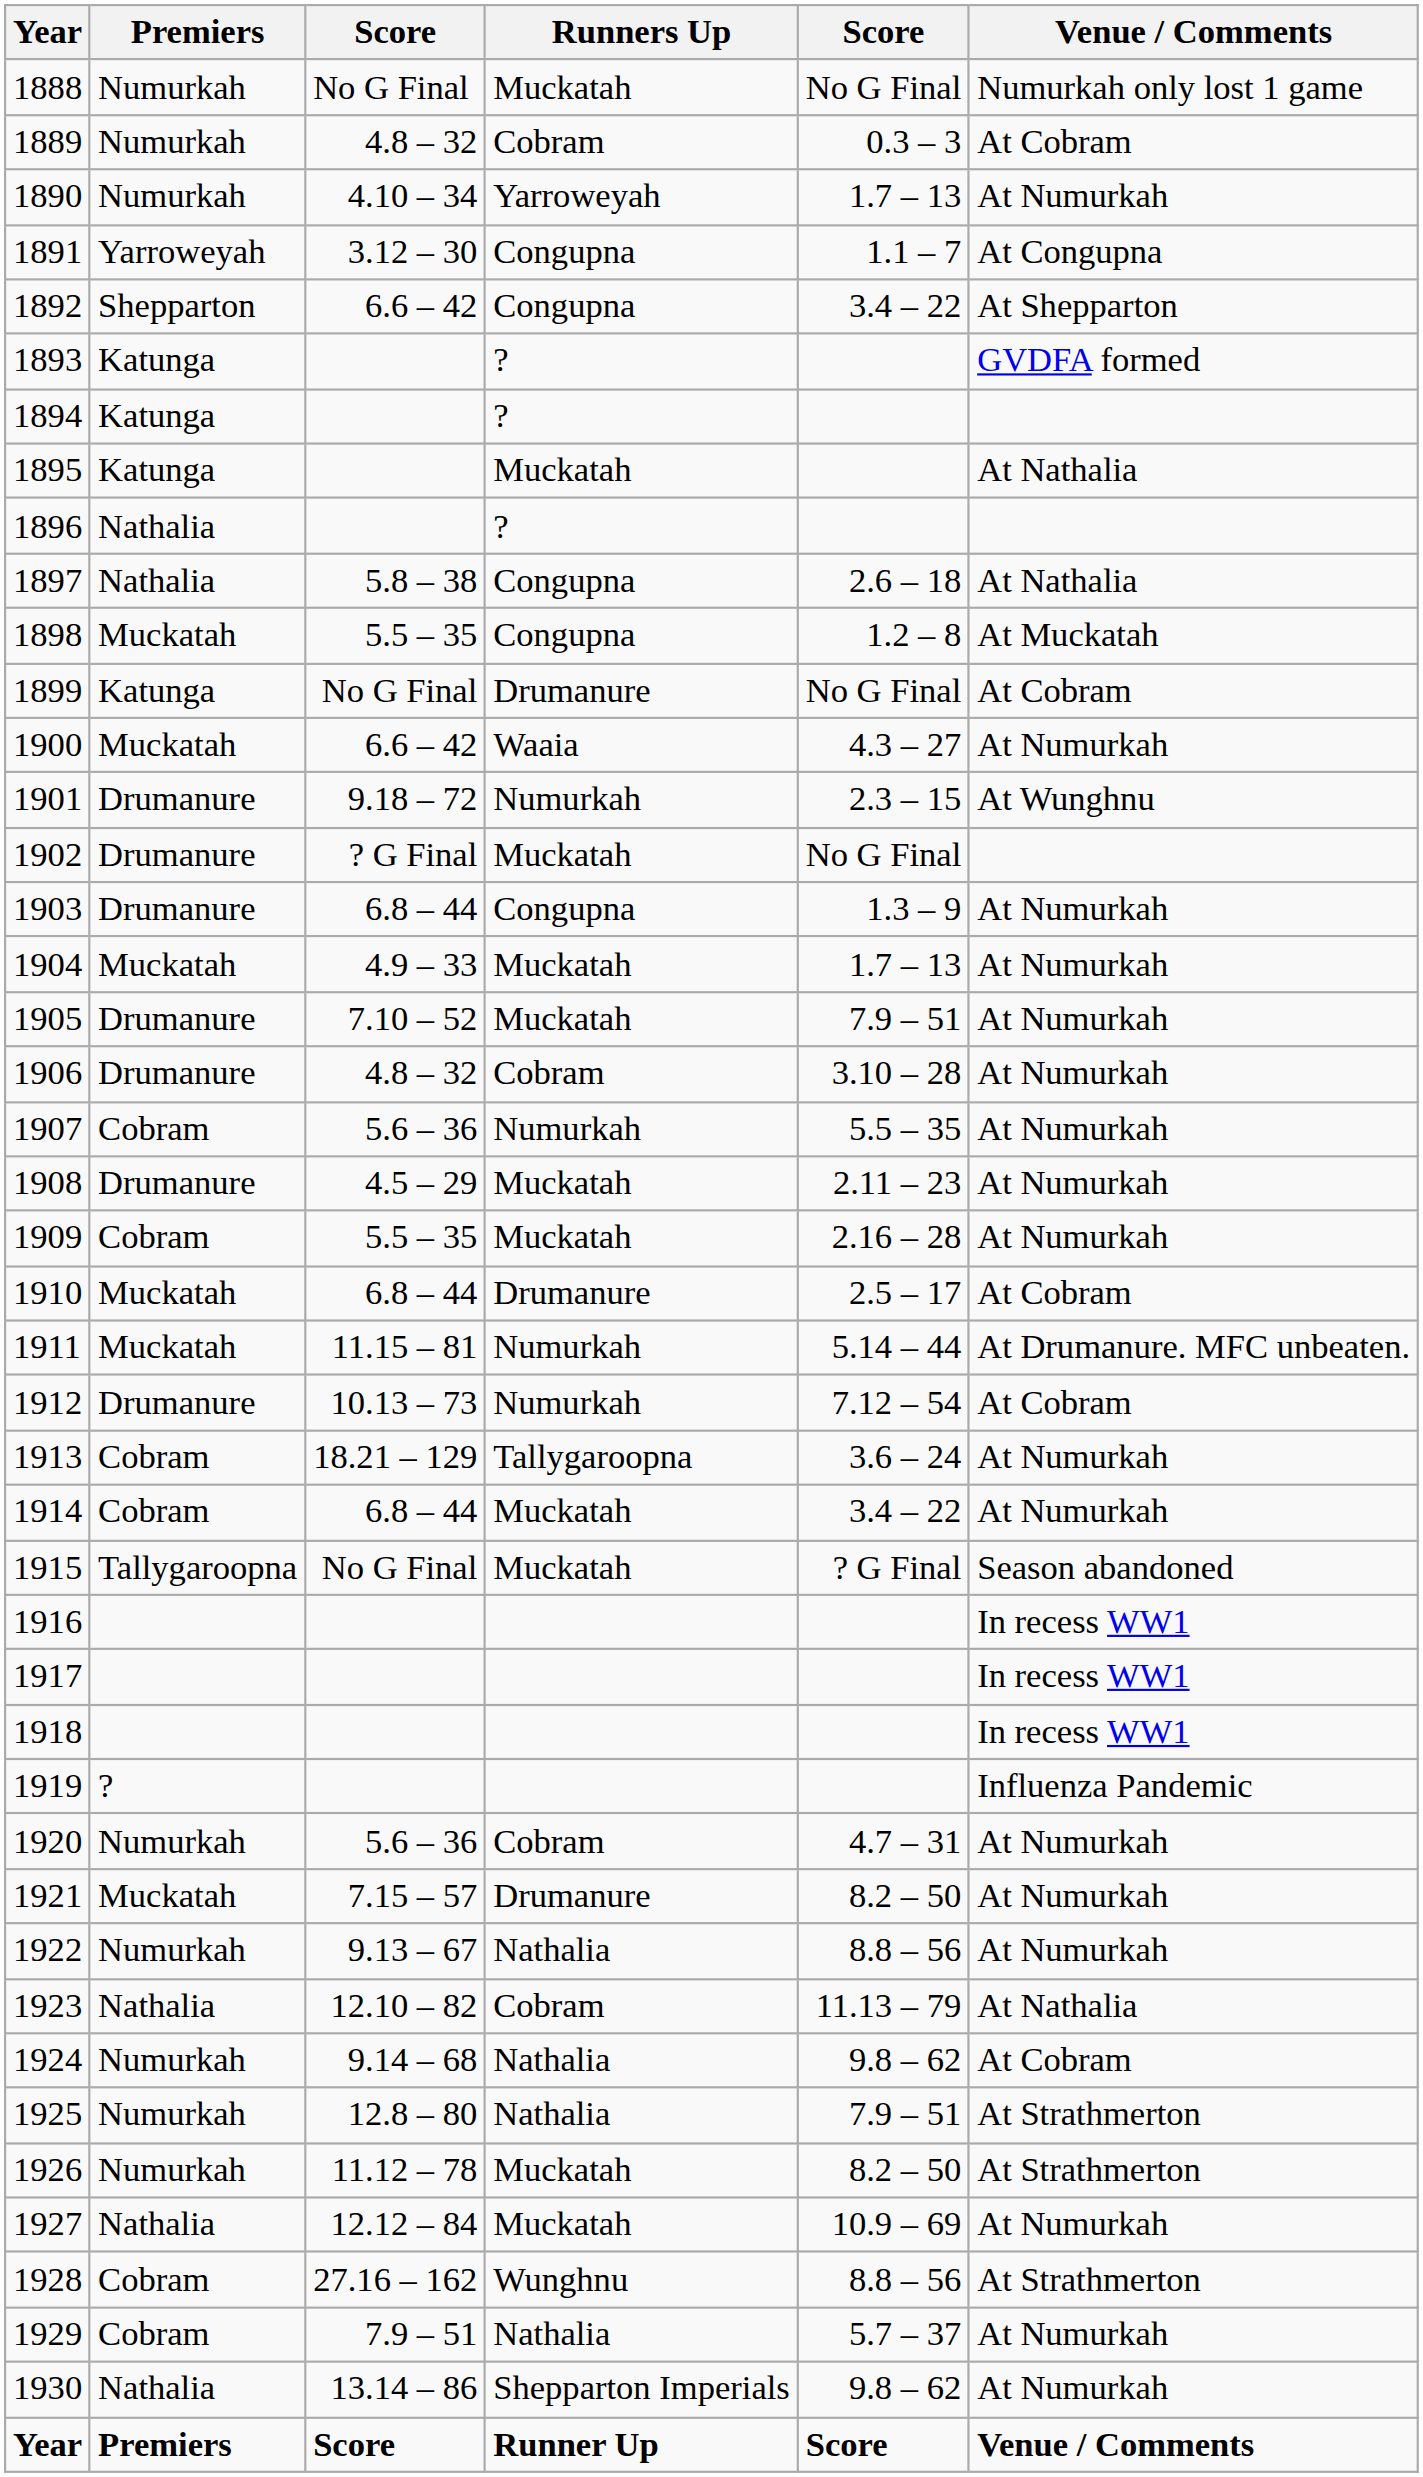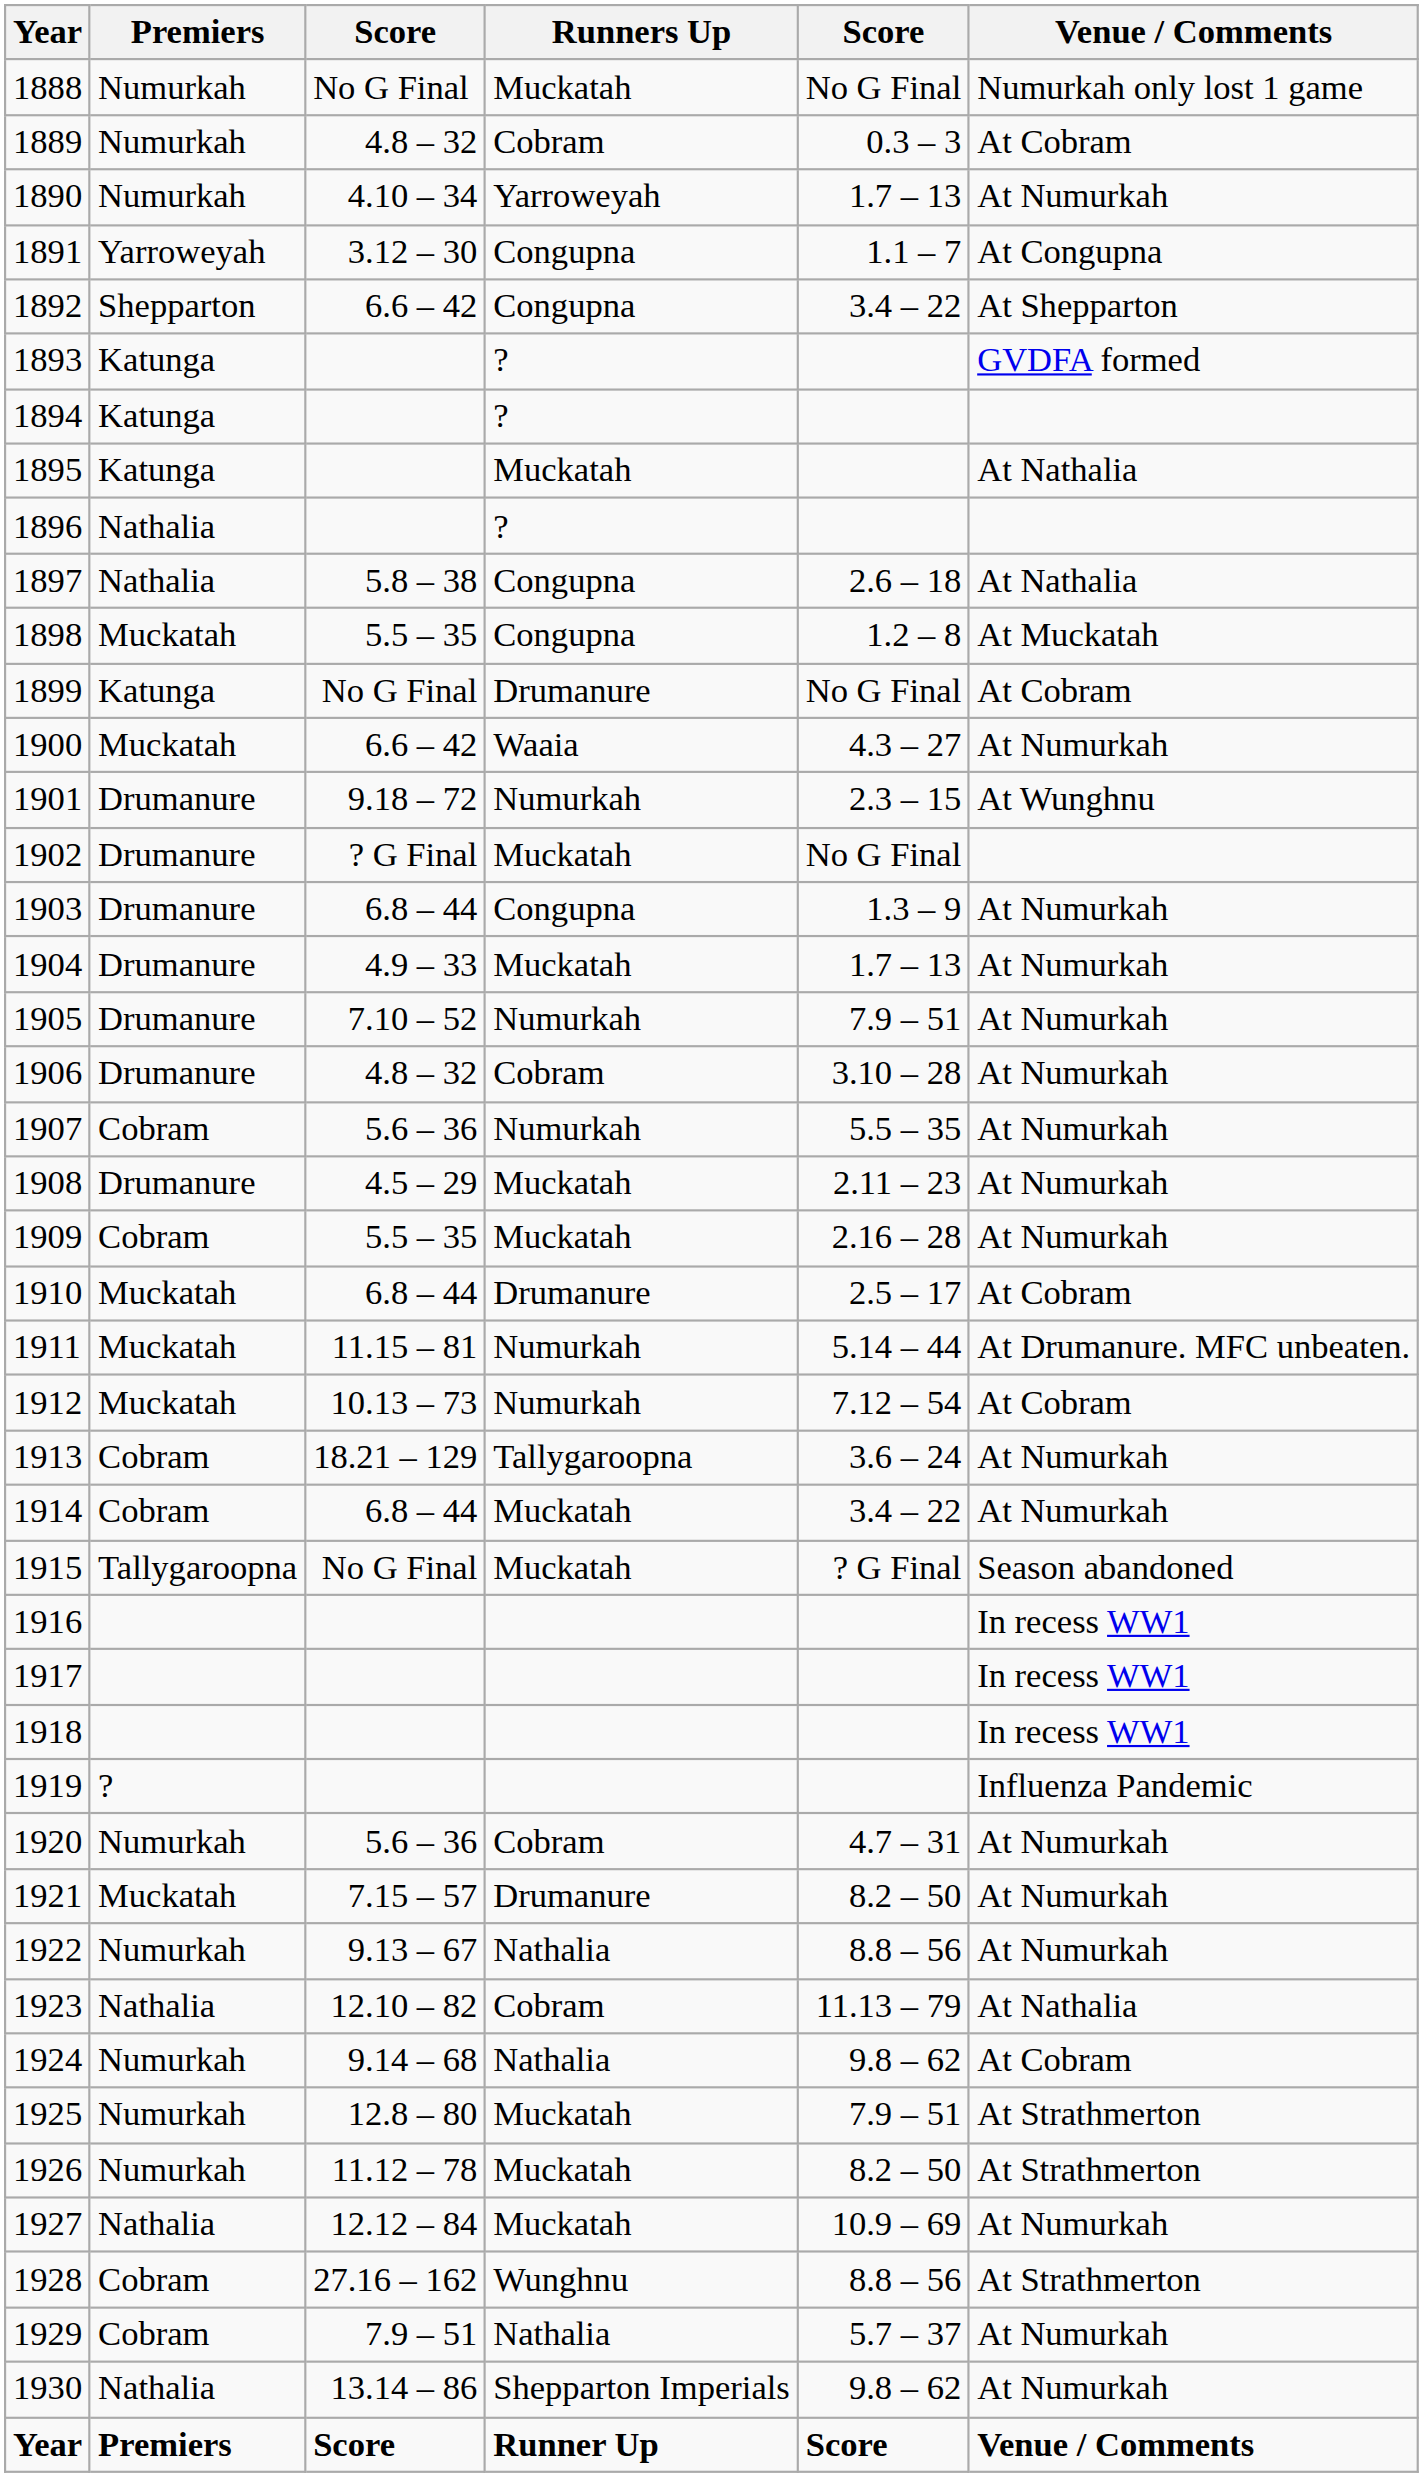(167, 963) Muckatah -> (177, 963) Drumanure
(562, 1018) Muckatah -> (567, 1018) Numurkah
(177, 1402) Drumanure -> (167, 1402) Muckatah
(552, 2114) Nathalia -> (562, 2114) Muckatah
